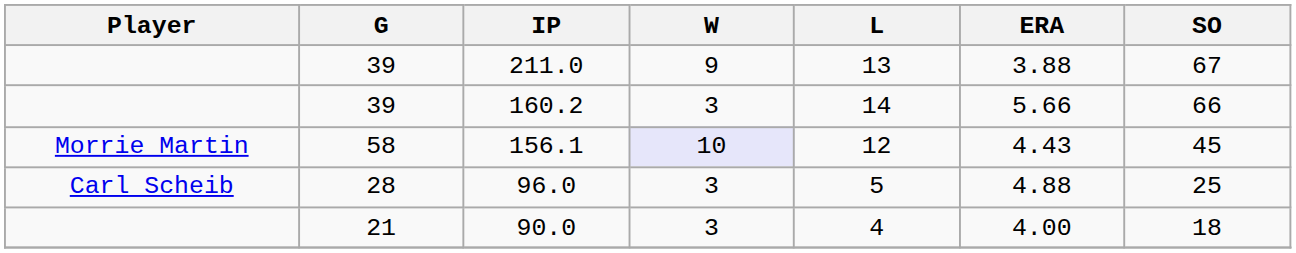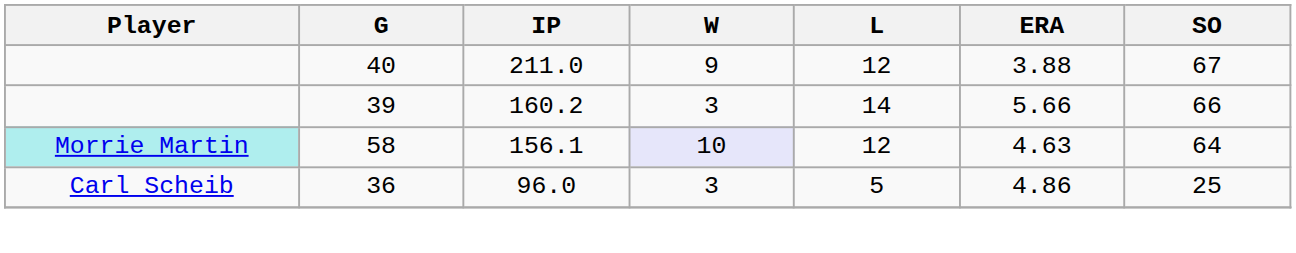(381, 66) 39 -> (381, 66) 40
(877, 66) 13 -> (877, 66) 12
(152, 147) no background -> (152, 147) paleturquoise background
(1042, 147) 4.43 -> (1042, 147) 4.63
(1207, 147) 45 -> (1207, 147) 64
(381, 187) 28 -> (381, 187) 36
(1042, 187) 4.88 -> (1042, 187) 4.86
- row: (546, 228)
